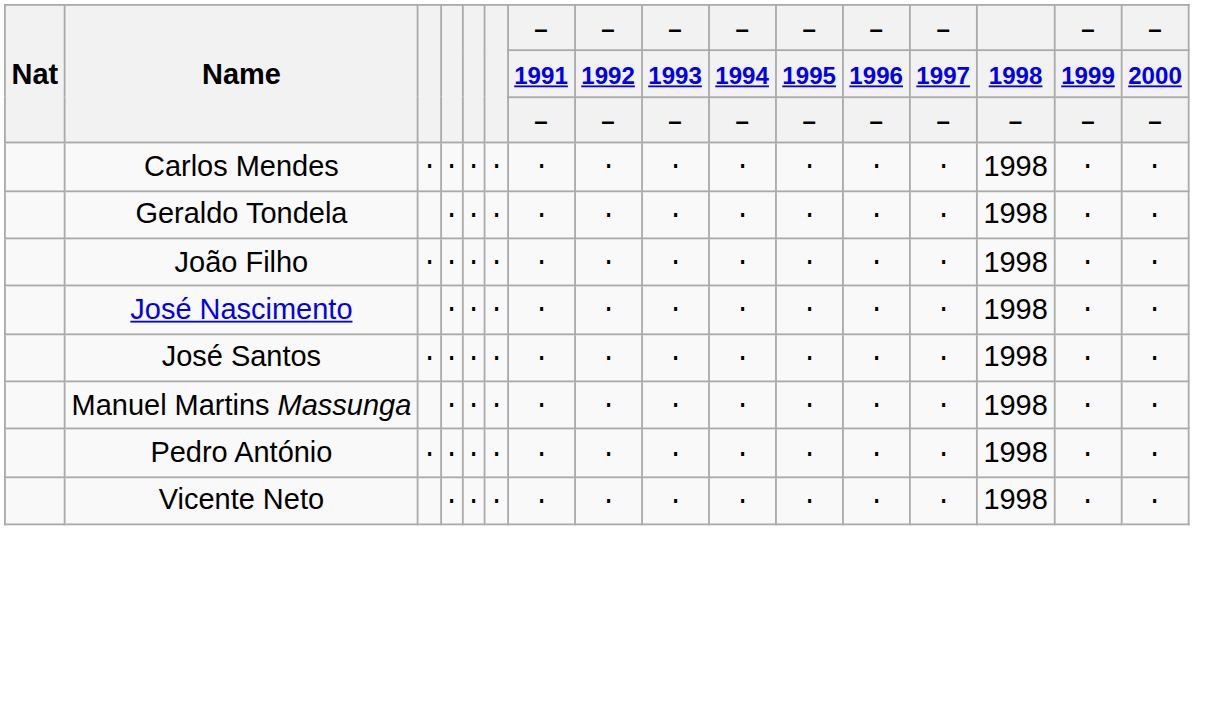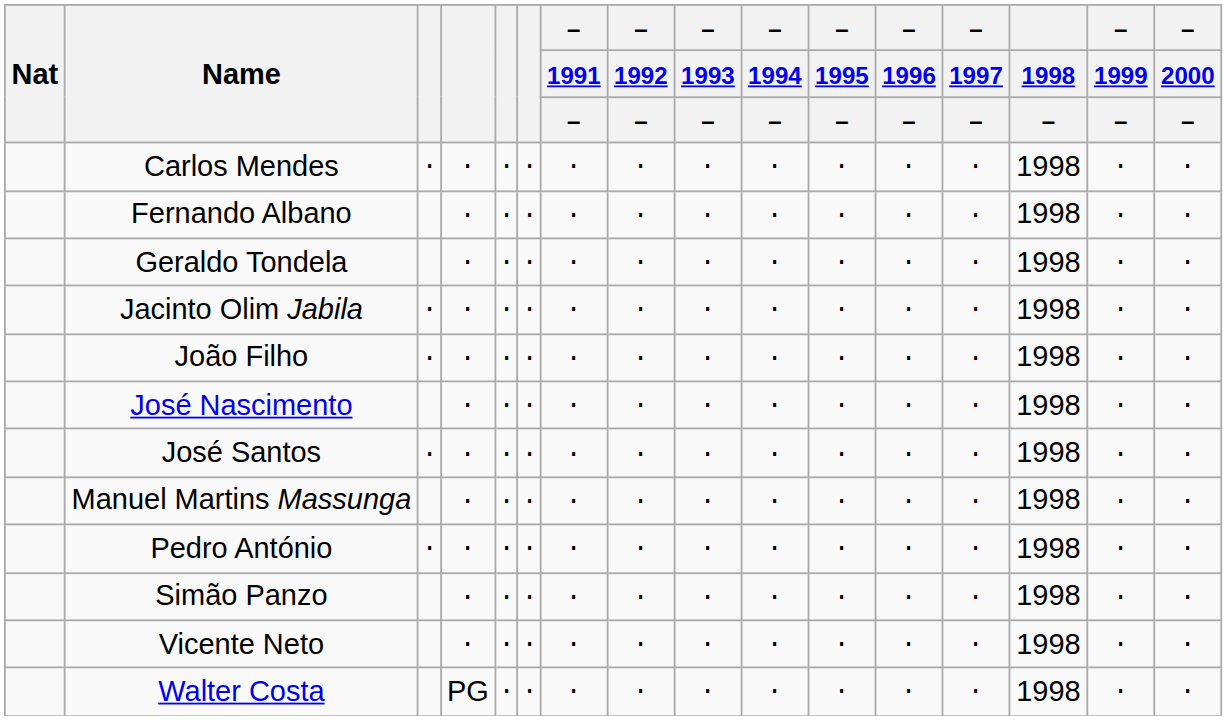+ row: (241, 213)
+ row: (241, 309)
+ row: (241, 595)
+ row: (241, 691)
